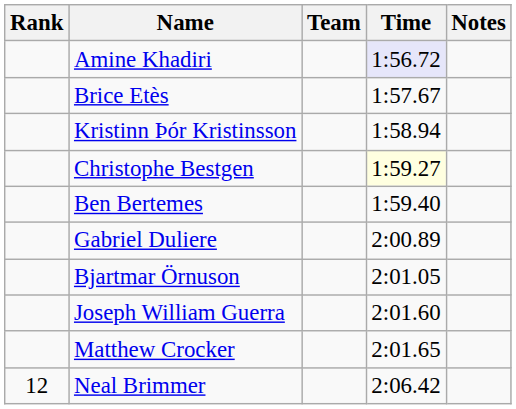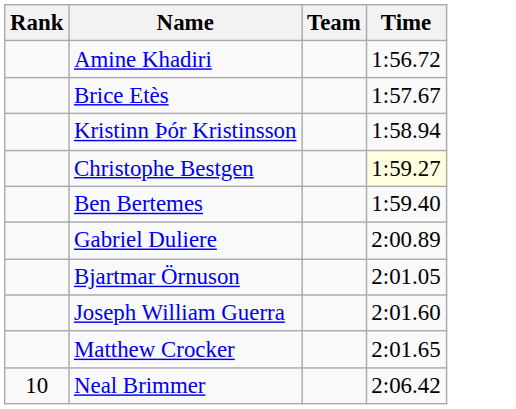- column: (479, 22)
(406, 58) lavender background -> (406, 58) no background
(37, 385) 12 -> (37, 385) 10
